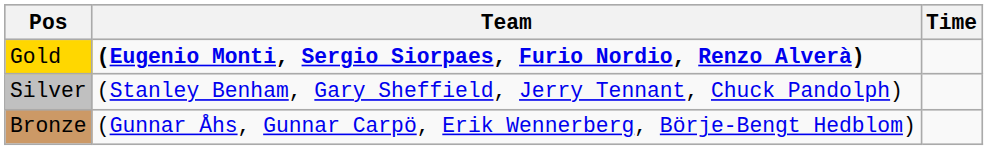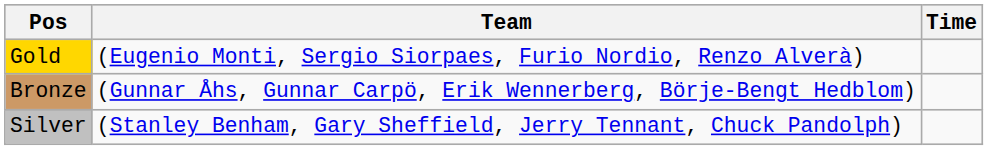(481, 57) bold -> (481, 57) normal
rows swapped: (48, 92) <-> (48, 126)
